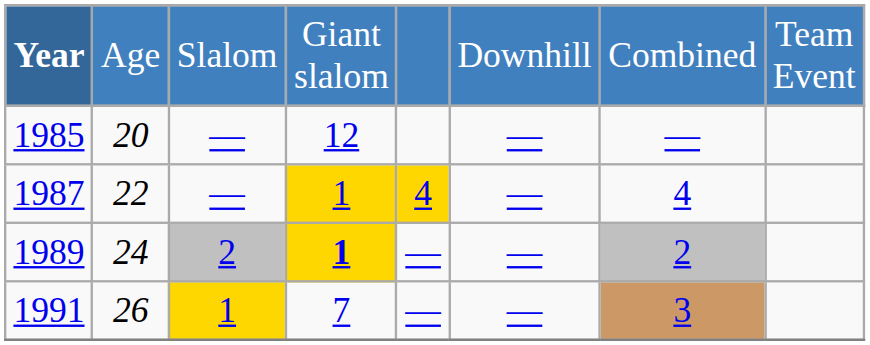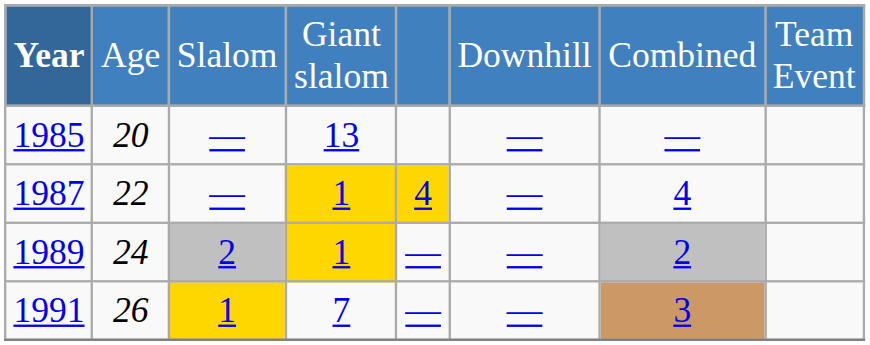(341, 134) 12 -> (341, 134) 13
(341, 252) bold -> (341, 252) normal
